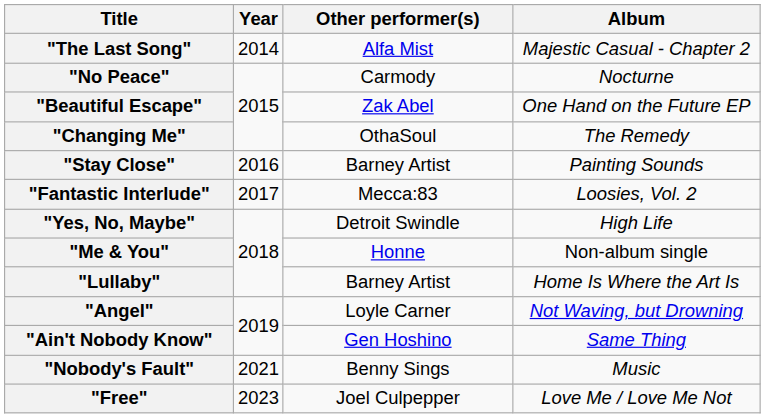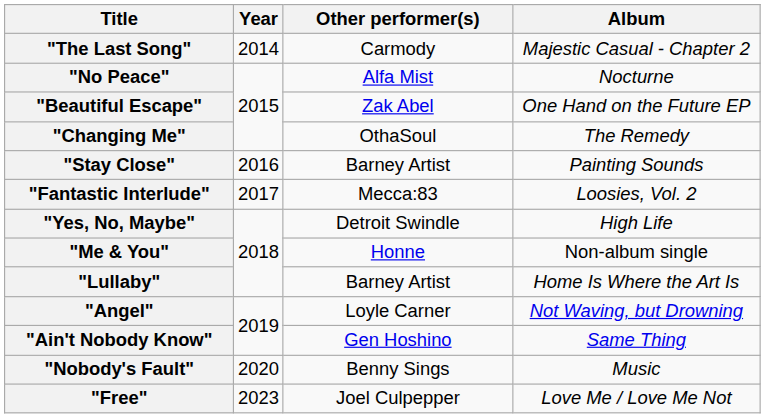(398, 48) Alfa Mist -> (398, 48) Carmody
(398, 77) Carmody -> (398, 77) Alfa Mist
(259, 369) 2021 -> (259, 369) 2020
